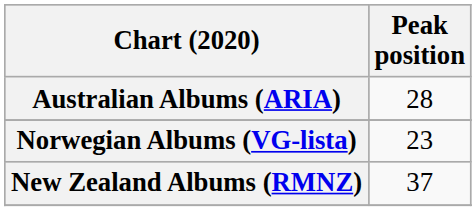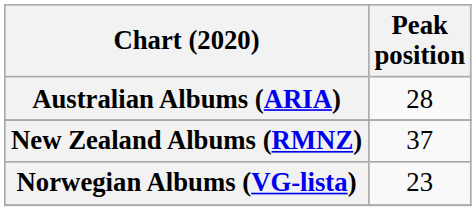rows swapped: (187, 182) <-> (187, 140)
